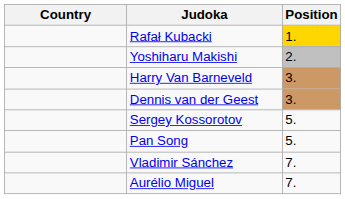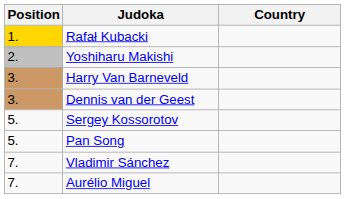columns swapped: (312, 15) <-> (66, 15)
